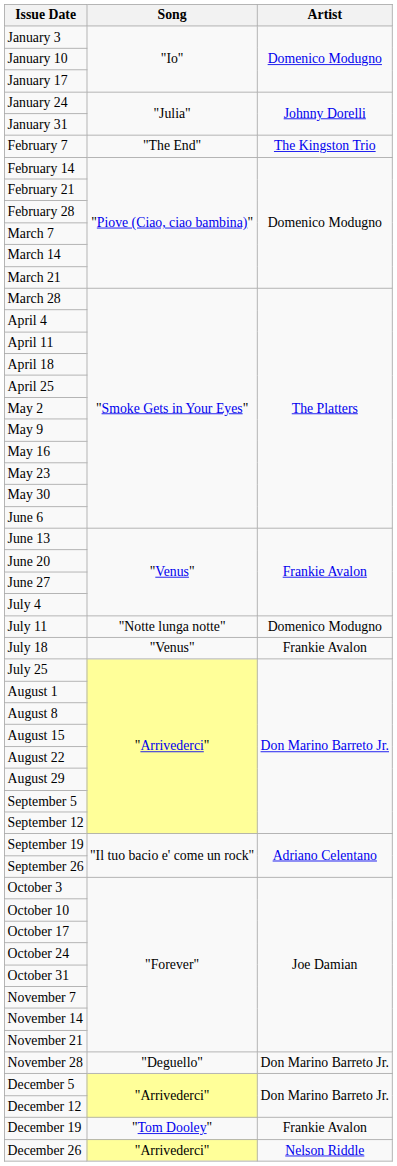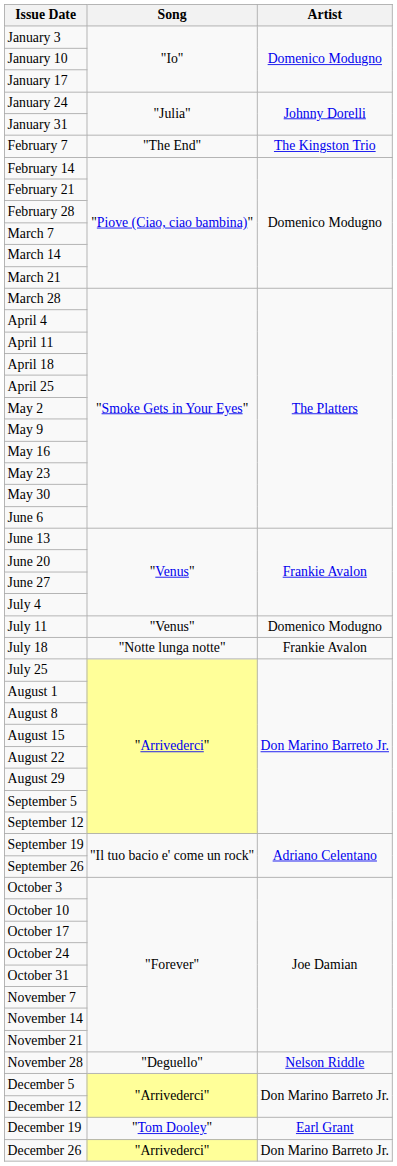(172, 626) "Notte lunga notte" -> (172, 626) "Venus"
(172, 648) "Venus" -> (172, 648) "Notte lunga notte"
(325, 1062) Don Marino Barreto Jr. -> (325, 1062) Nelson Riddle
(325, 1128) Frankie Avalon -> (325, 1128) Earl Grant
(325, 1150) Nelson Riddle -> (325, 1150) Don Marino Barreto Jr.
